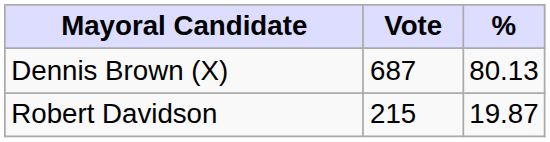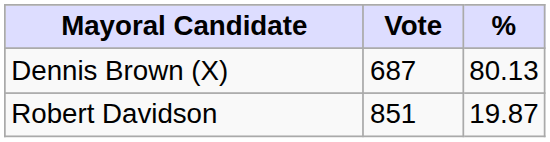(393, 114) 215 -> (393, 114) 851
